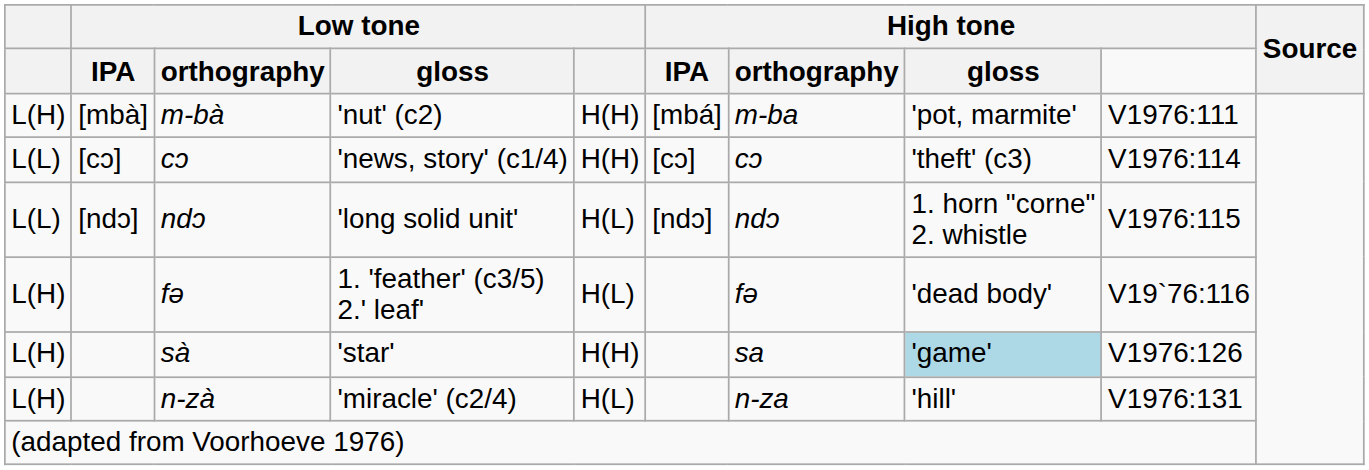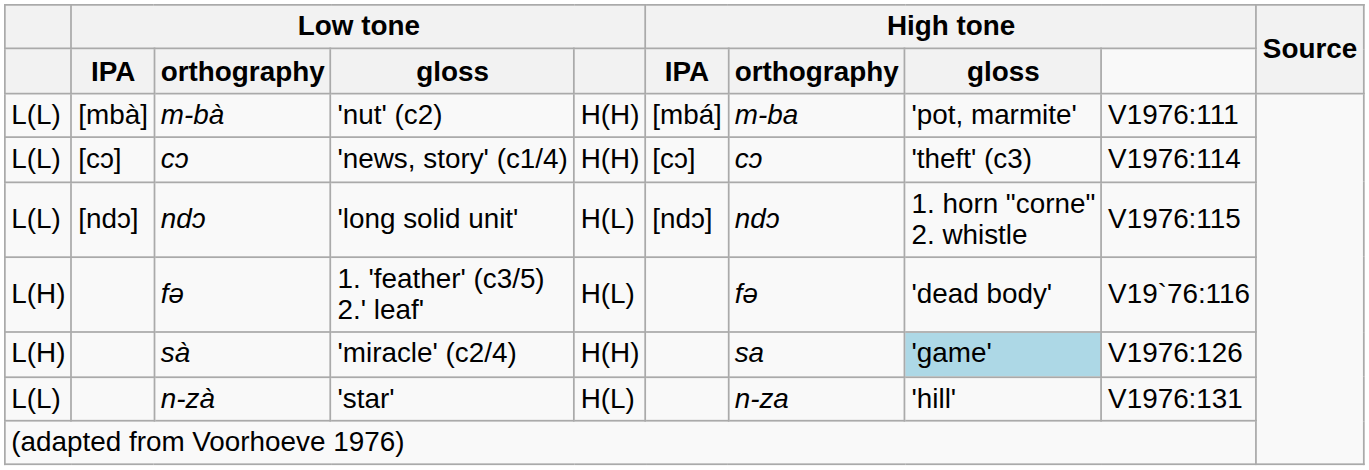(38, 114) L(H) -> (36, 114) L(L)
(366, 354) 'star' -> (427, 354) 'miracle' (c2/4)
(38, 398) L(H) -> (36, 398) L(L)
(427, 398) 'miracle' (c2/4) -> (366, 398) 'star'
